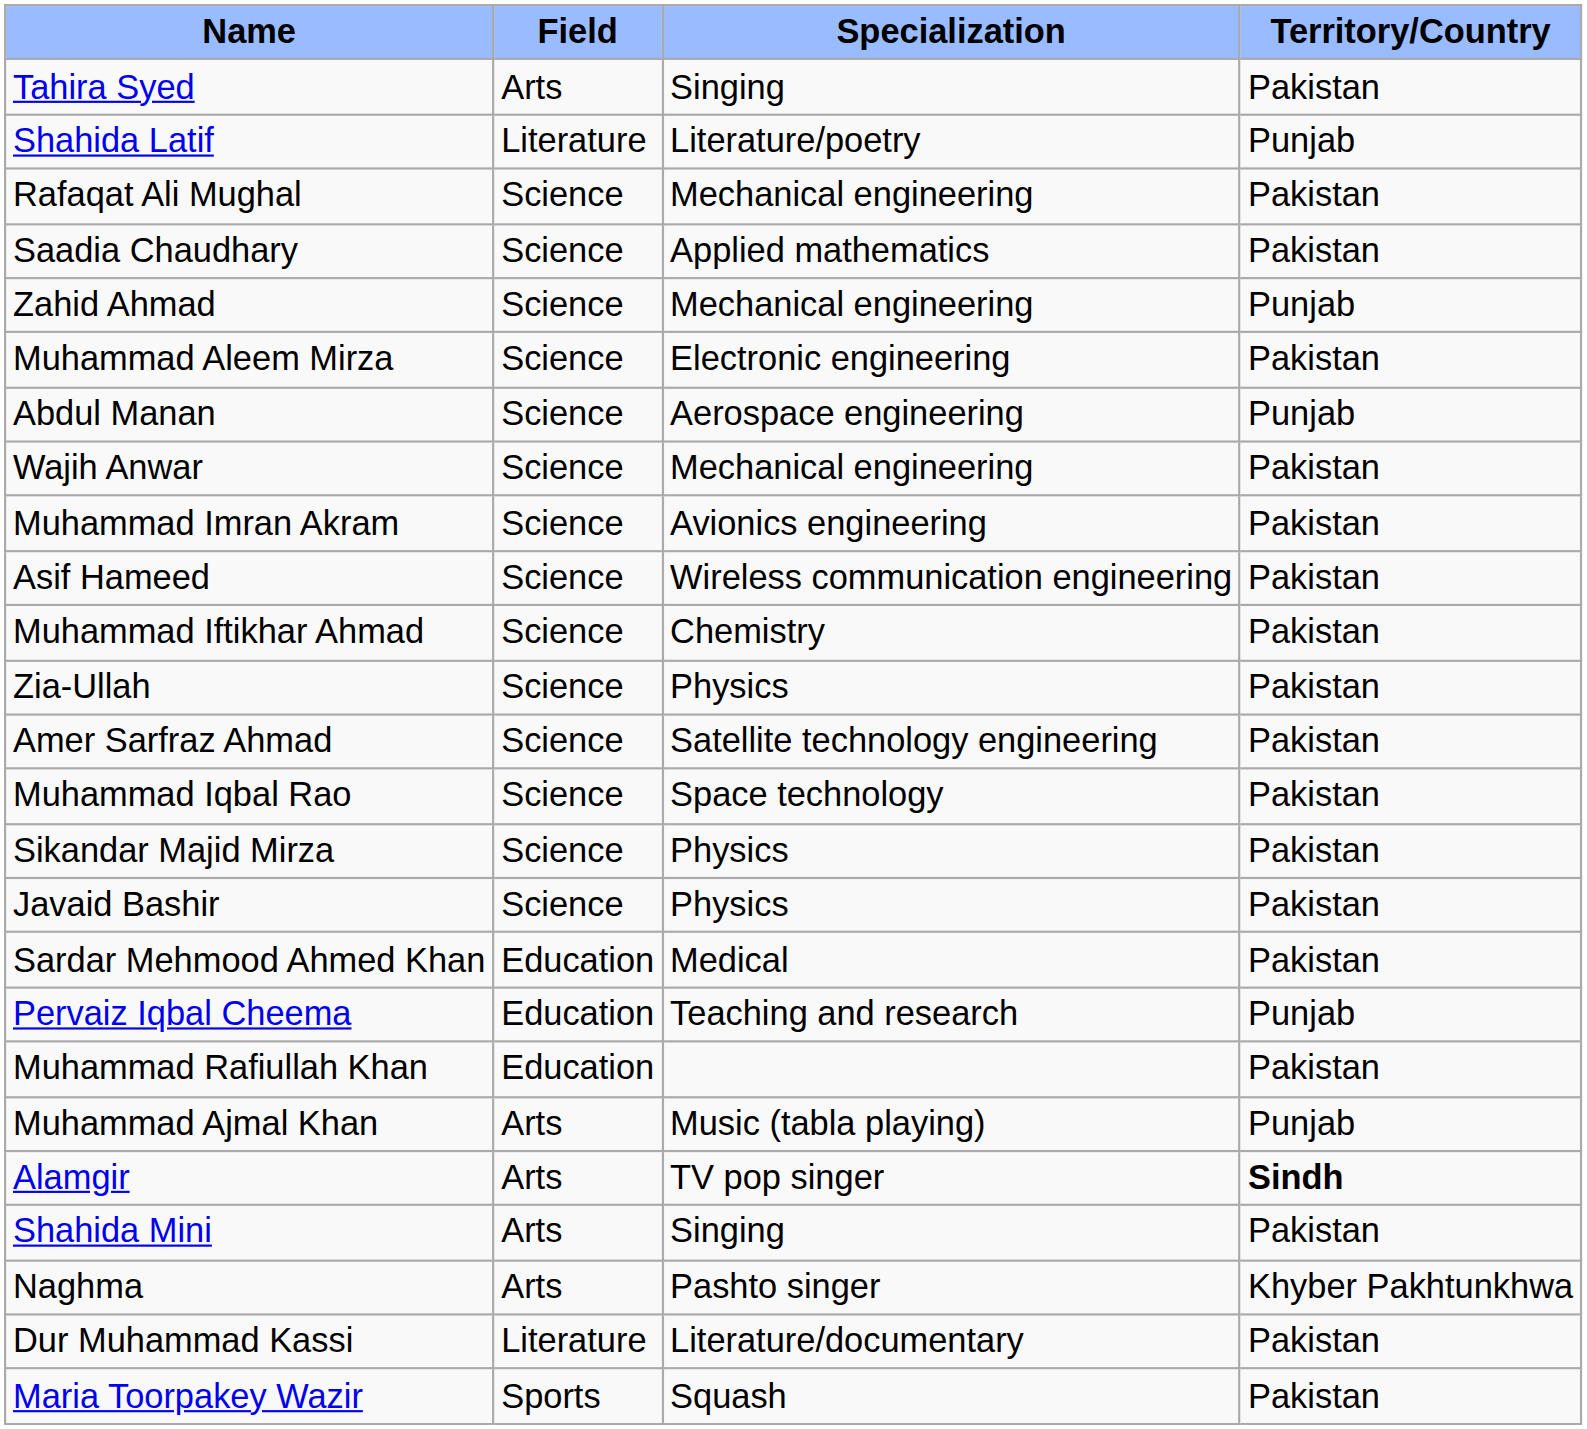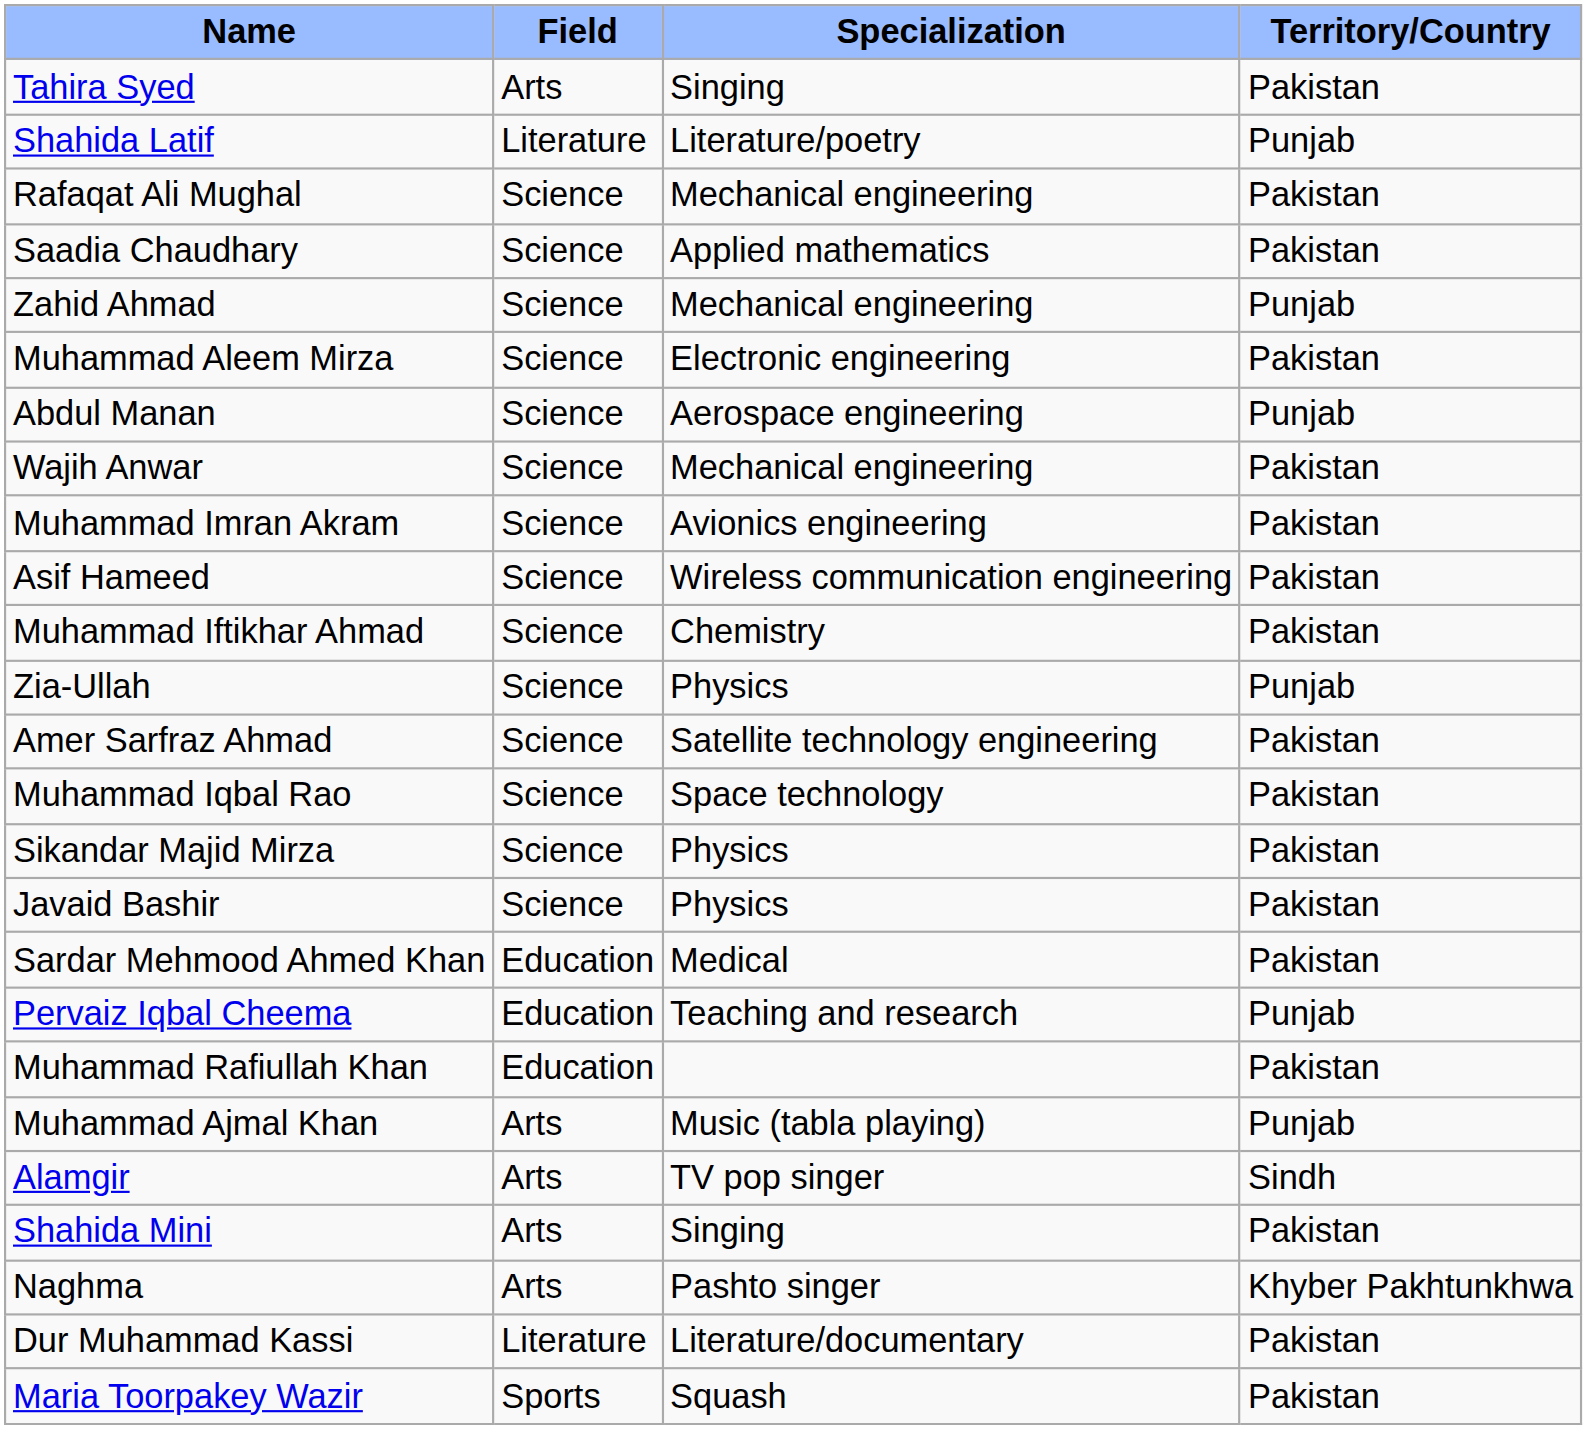(1314, 686) Pakistan -> (1302, 686) Punjab
(1296, 1177) bold -> (1292, 1177) normal
